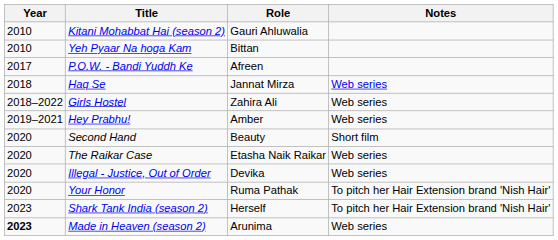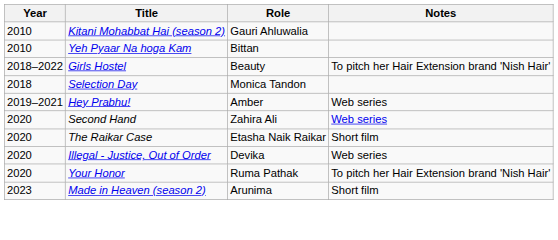- row: (130, 66)
- row: (87, 84)
(254, 102) Zahira Ali -> (248, 66) Beauty
(359, 102) Web series -> (441, 66) To pitch her Hair Extension brand 'Nish Hair'
+ row: (103, 84)
(248, 137) Beauty -> (254, 119) Zahira Ali
(355, 137) Short film -> (359, 119) Web series
(359, 155) Web series -> (355, 137) Short film
- row: (138, 208)
(19, 226) bold -> (19, 191) normal
(359, 226) Web series -> (355, 191) Short film
